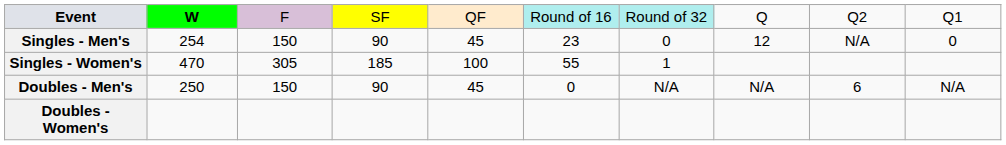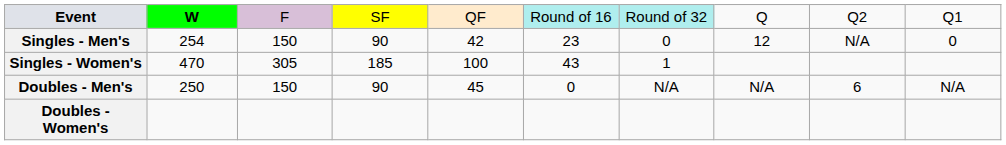(476, 40) 45 -> (476, 40) 42
(571, 64) 55 -> (571, 64) 43
